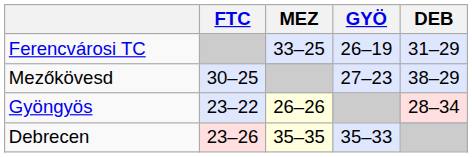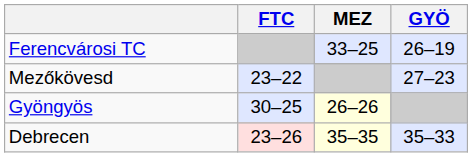- column: (434, 19)
(233, 78) 30–25 -> (276, 78) 23–22
(233, 107) 23–22 -> (276, 107) 30–25
